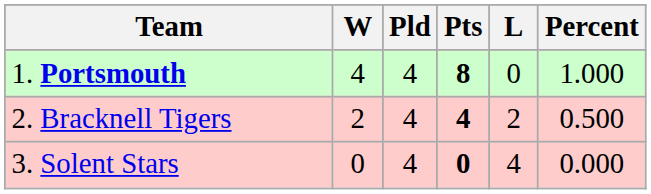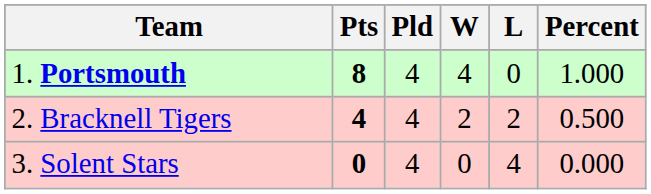columns swapped: (463, 27) <-> (358, 27)
